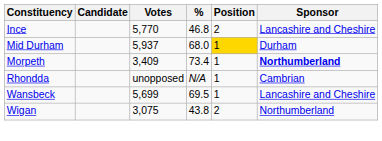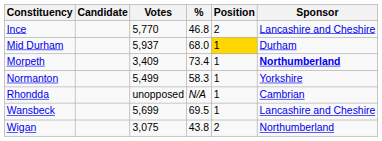+ row: (32, 78)
